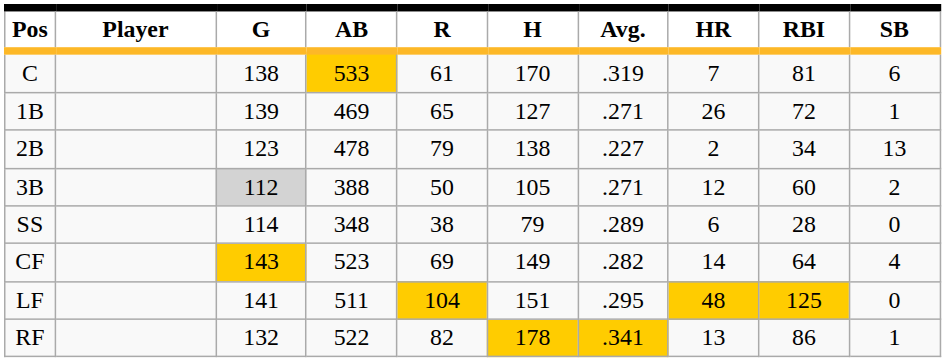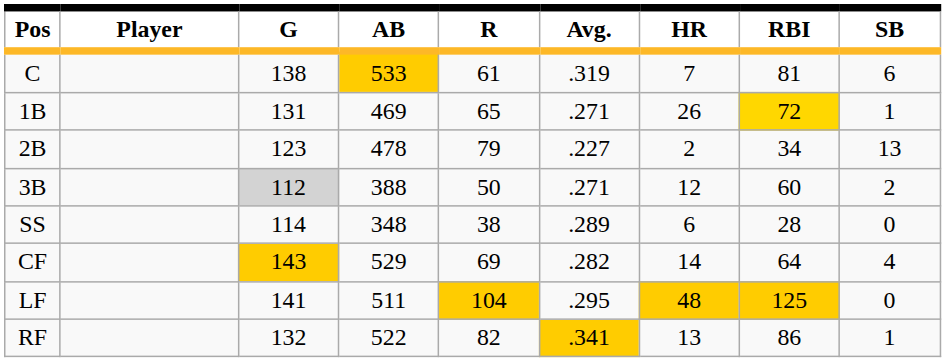- column: (532, 29)
(261, 110) 139 -> (289, 110) 131
(804, 110) no background -> (789, 110) gold background
(352, 262) 523 -> (389, 262) 529
